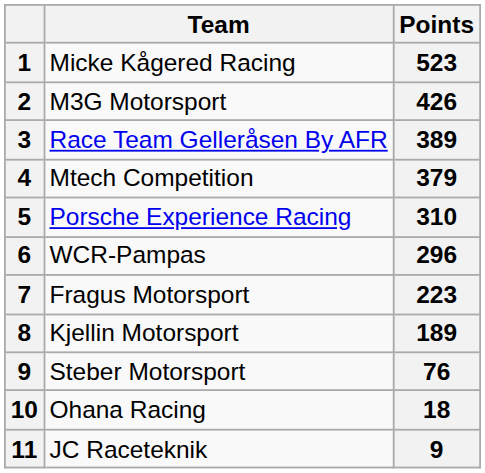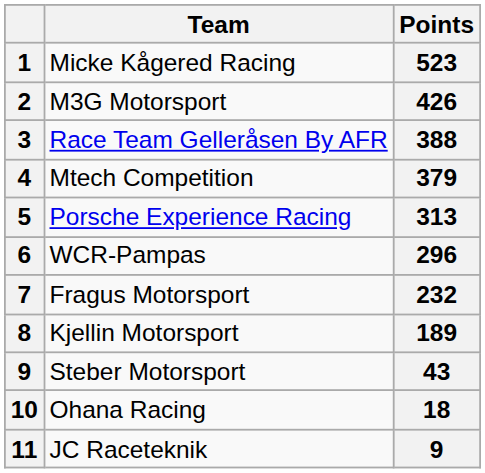(437, 140) 389 -> (437, 140) 388
(437, 217) 310 -> (437, 217) 313
(437, 294) 223 -> (437, 294) 232
(437, 371) 76 -> (437, 371) 43
